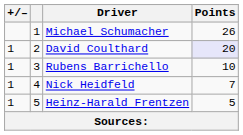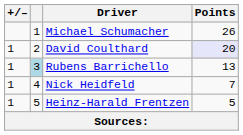(37, 67) no background -> (37, 67) lightblue background
(229, 67) 10 -> (229, 67) 13
